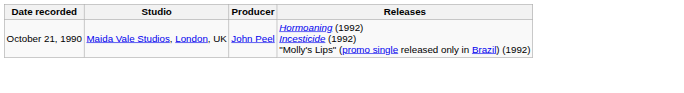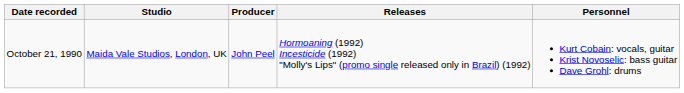+ column: (606, 12)
